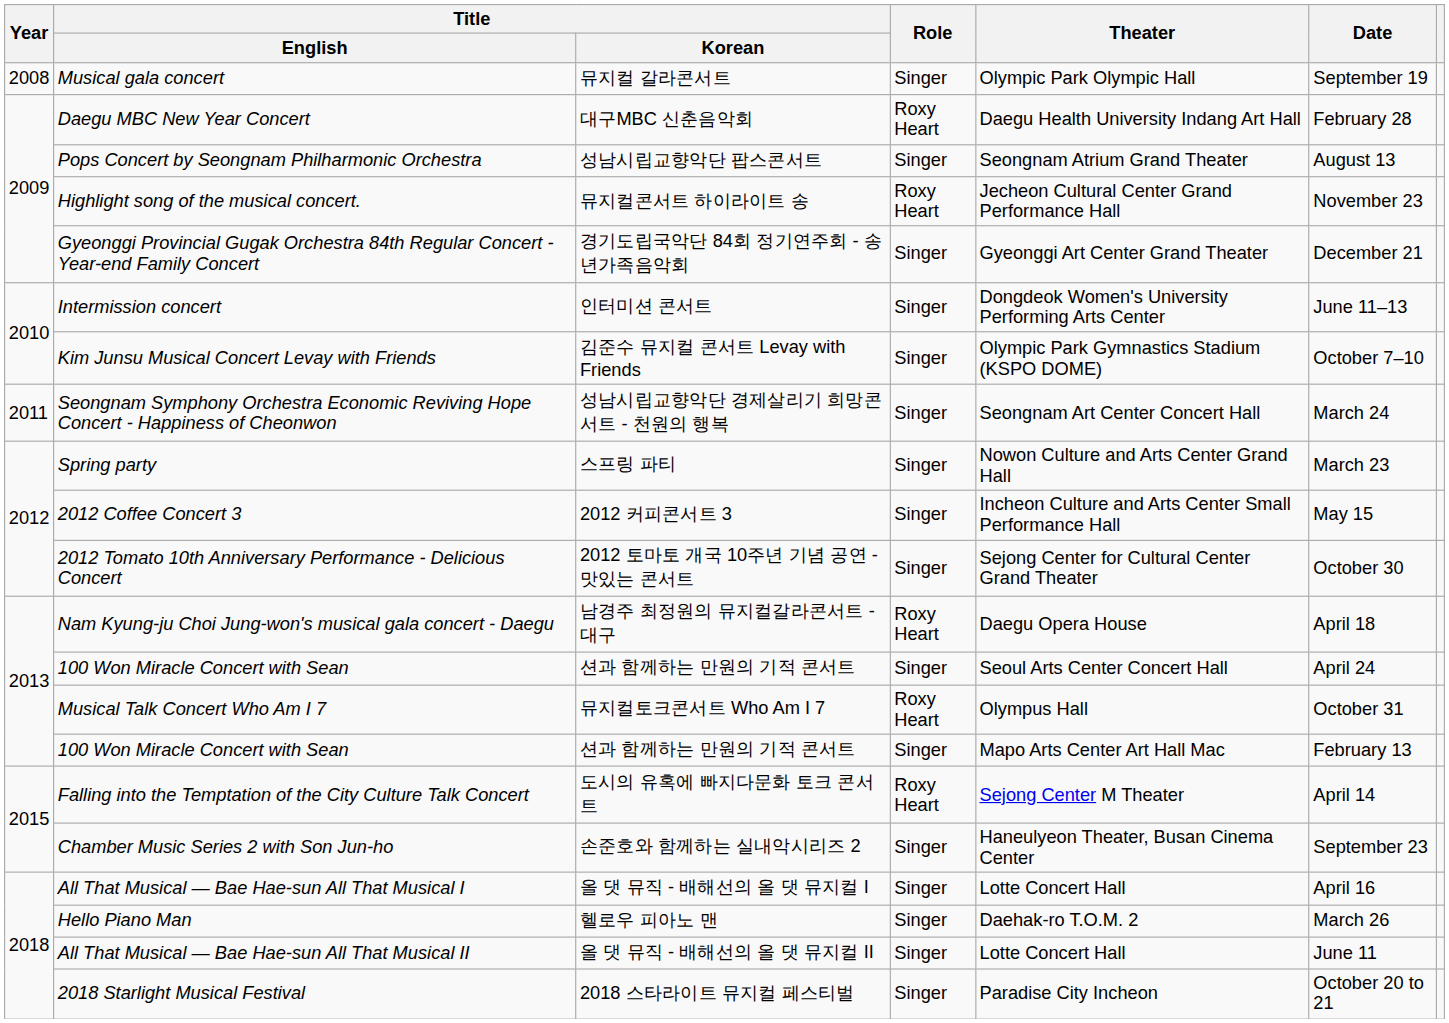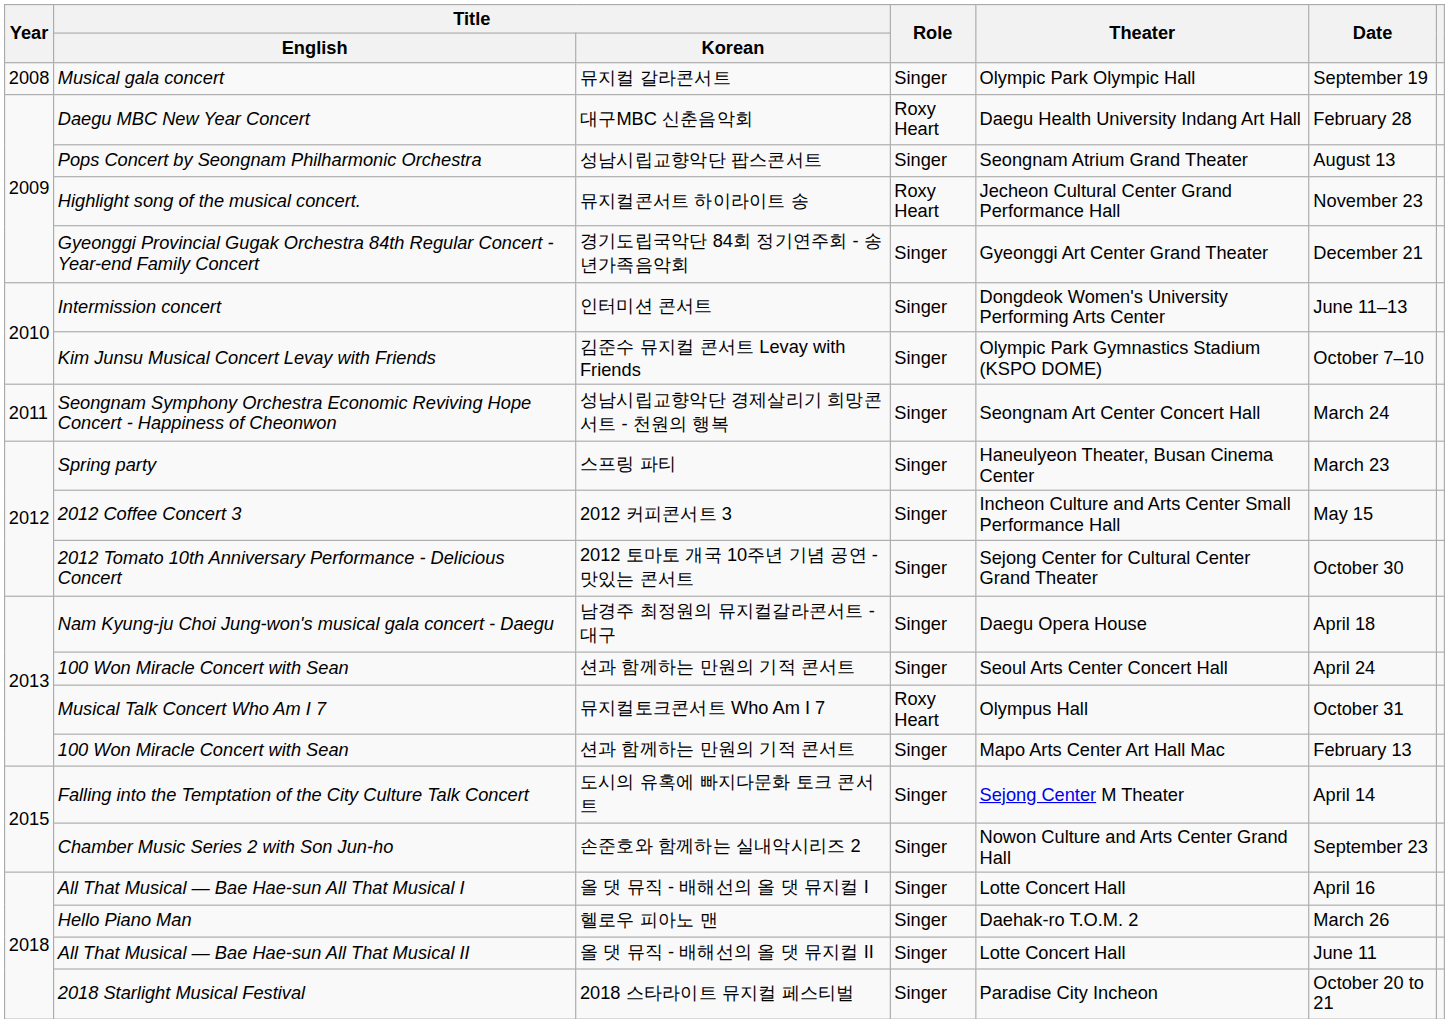(1134, 465) Nowon Culture and Arts Center Grand Hall -> (1126, 465) Haneulyeon Theater, Busan Cinema Center
(917, 624) Roxy Heart -> (921, 624) Singer
(917, 794) Roxy Heart -> (921, 794) Singer
(1126, 847) Haneulyeon Theater, Busan Cinema Center -> (1134, 847) Nowon Culture and Arts Center Grand Hall
